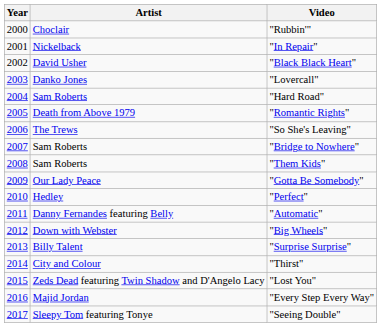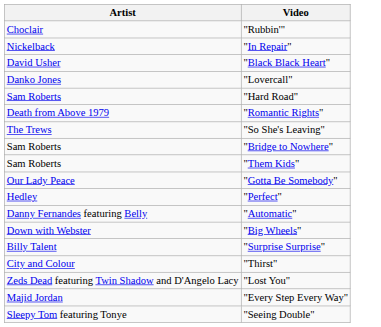- column: (17, 12)
